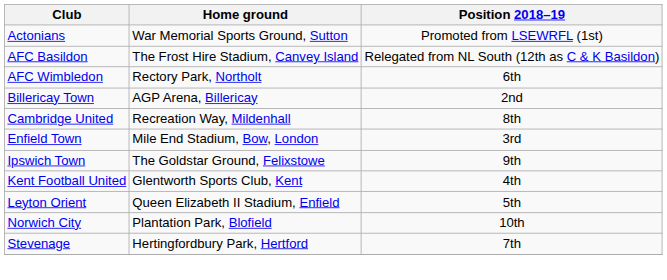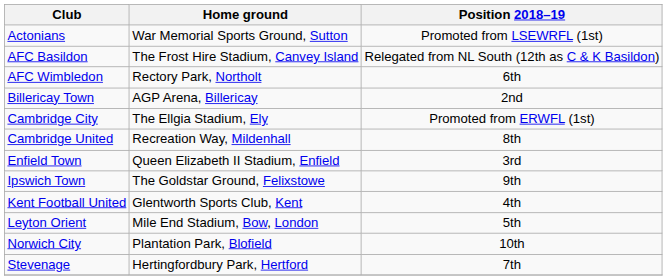+ row: (53, 118)
(225, 139) Mile End Stadium, Bow, London -> (236, 160) Queen Elizabeth II Stadium, Enfield
(236, 202) Queen Elizabeth II Stadium, Enfield -> (225, 222) Mile End Stadium, Bow, London
